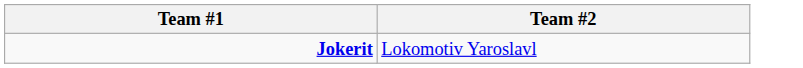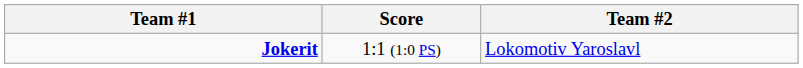+ column: (401, 19)
